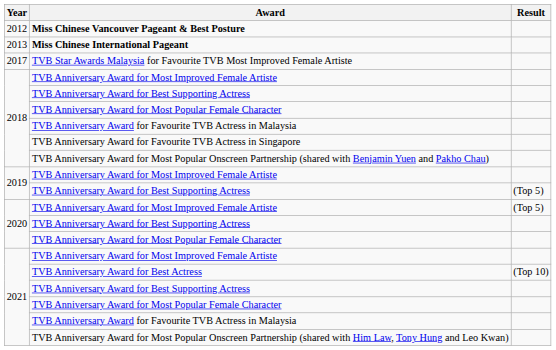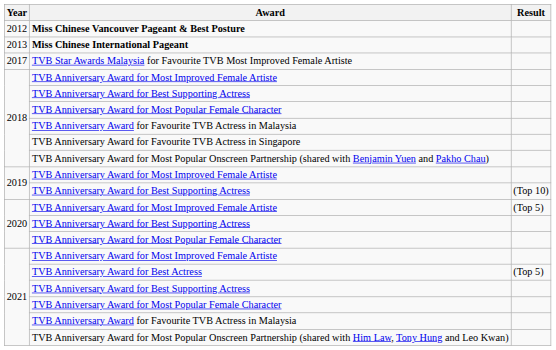(528, 191) (Top 5) -> (531, 191) (Top 10)
(531, 272) (Top 10) -> (528, 272) (Top 5)
